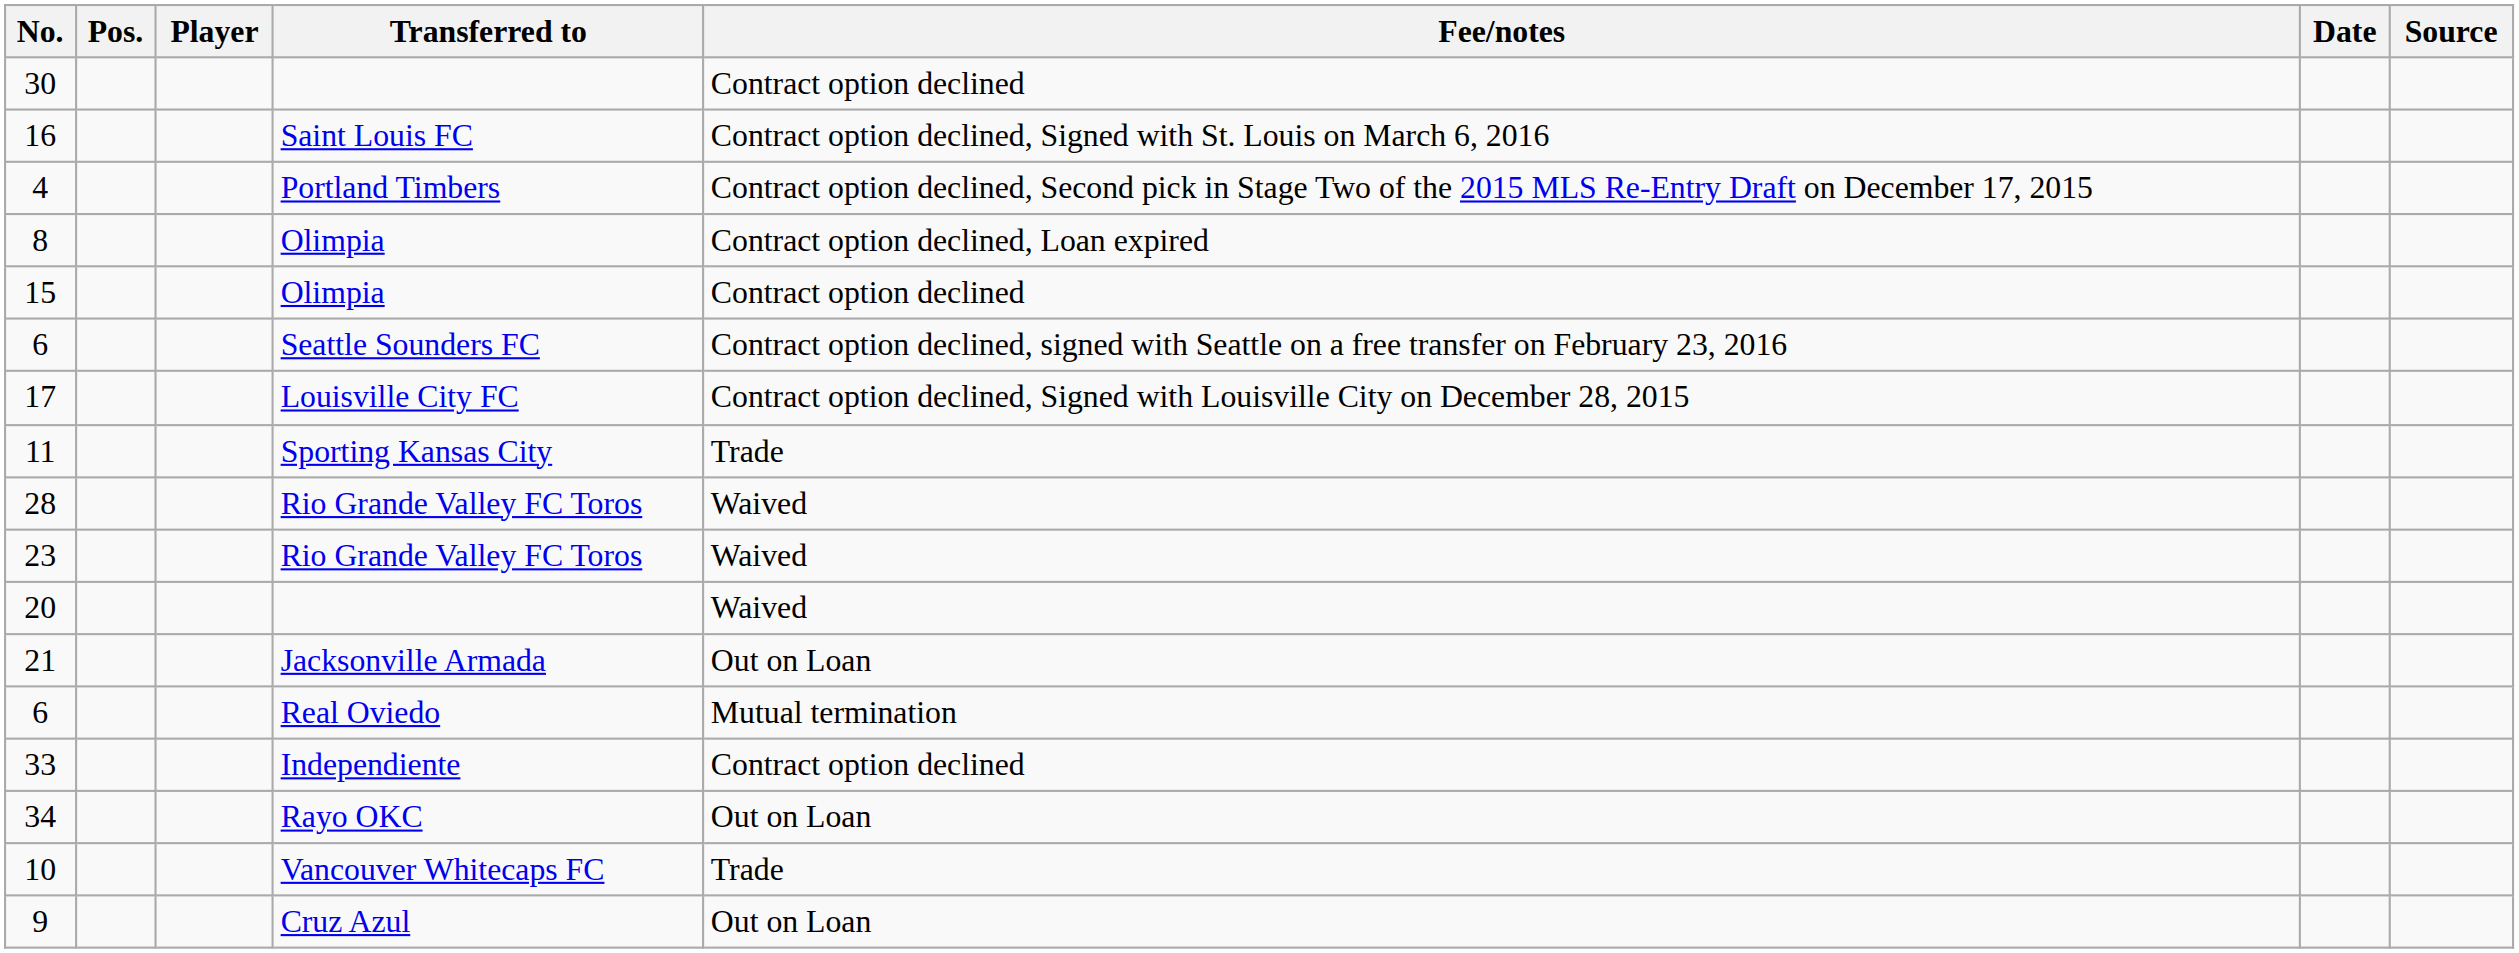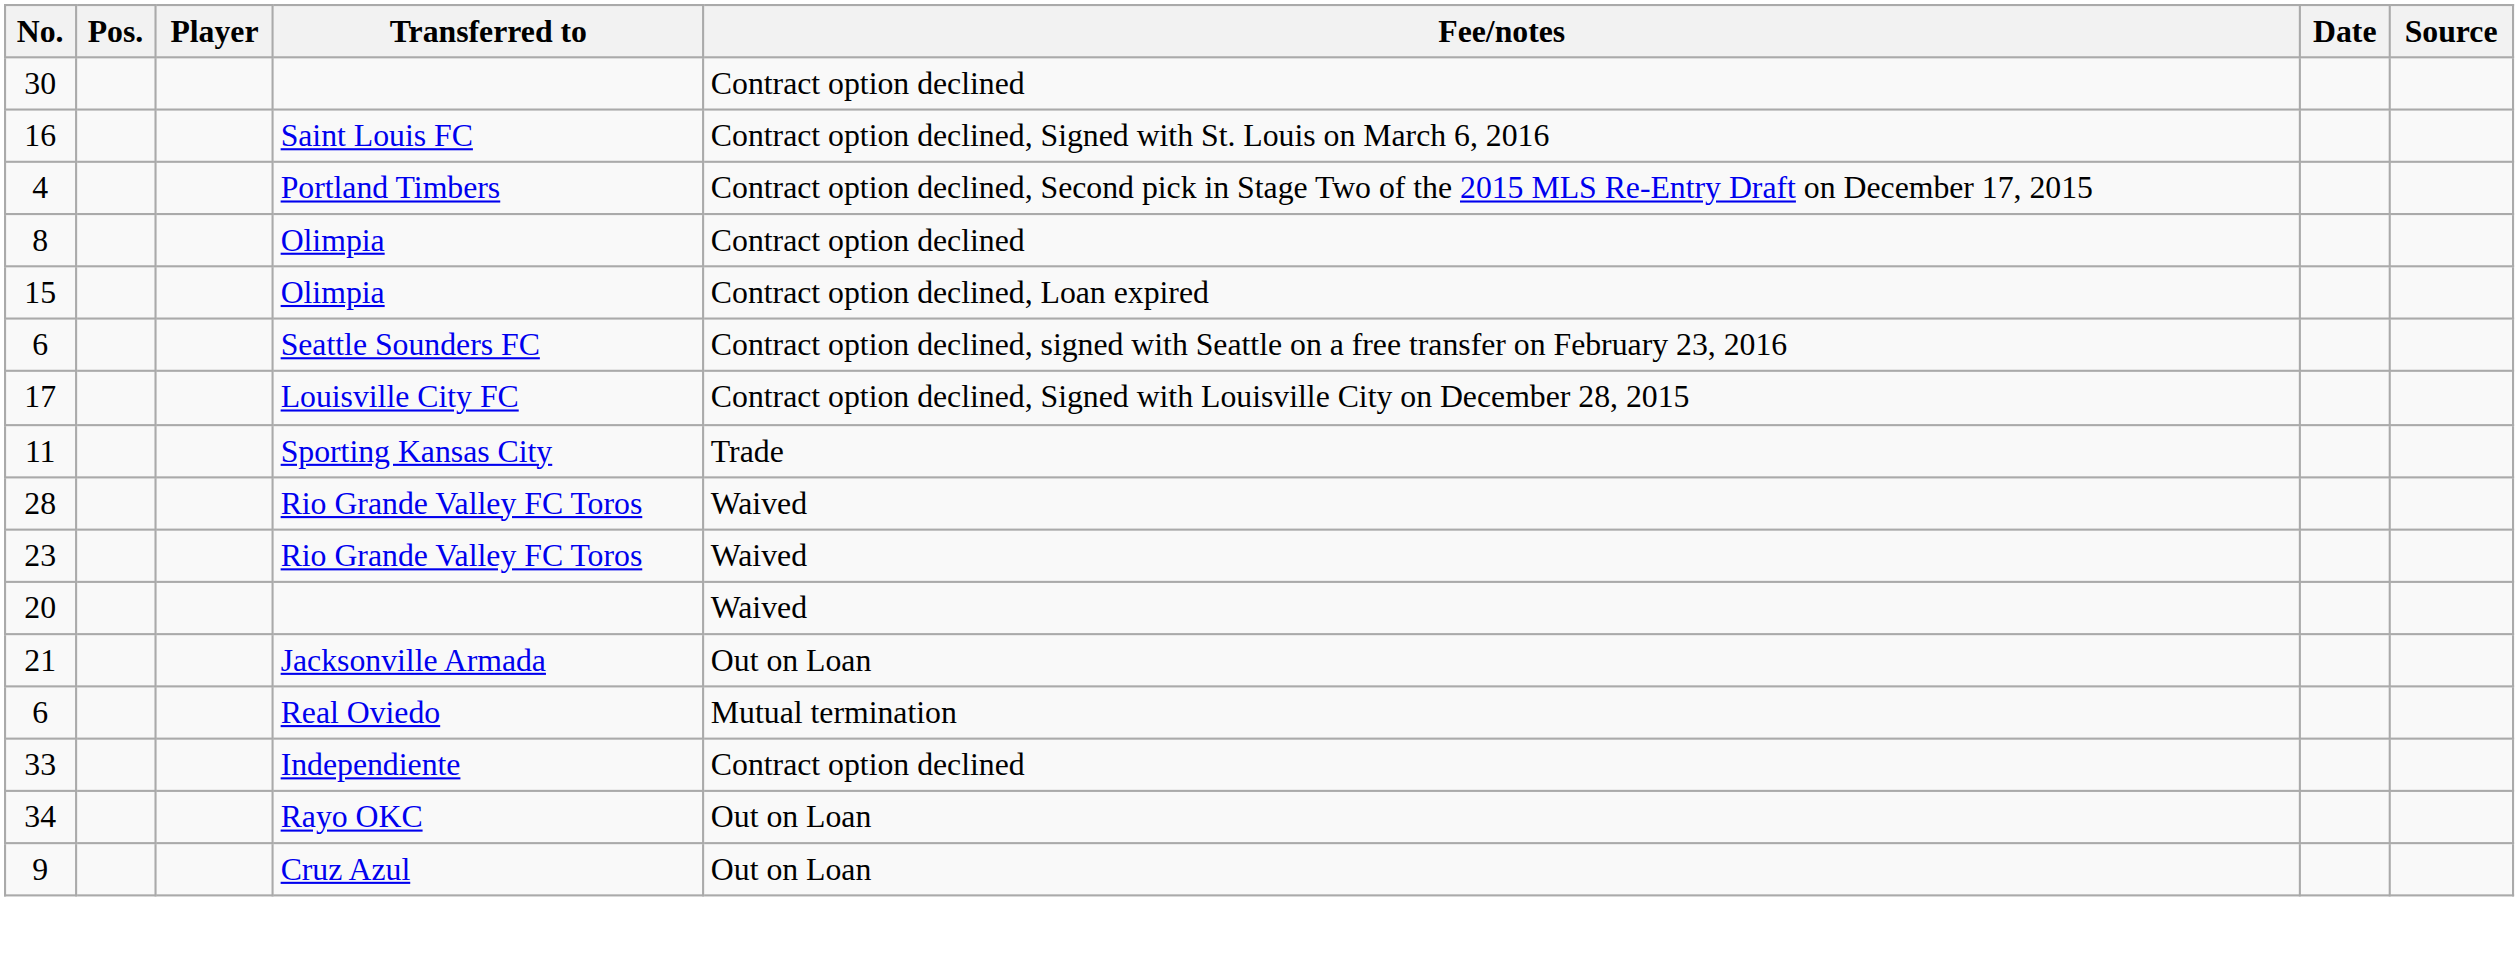(960, 240) Contract option declined, Loan expired -> (868, 240) Contract option declined
(868, 292) Contract option declined -> (960, 292) Contract option declined, Loan expired
- row: (40, 868)
